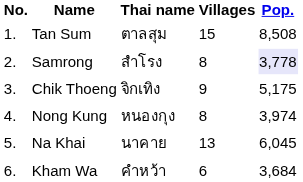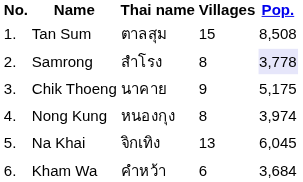(141, 89) จิกเทิง -> (144, 89) นาคาย
(144, 143) นาคาย -> (141, 143) จิกเทิง
